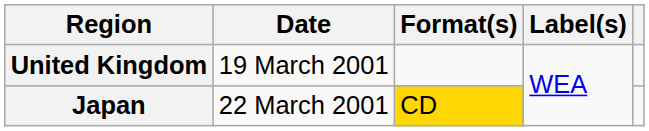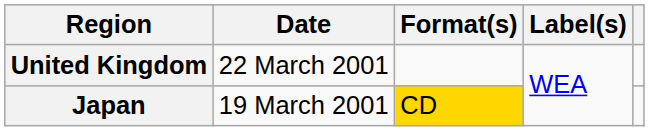(304, 65) 19 March 2001 -> (304, 65) 22 March 2001
(304, 105) 22 March 2001 -> (304, 105) 19 March 2001
